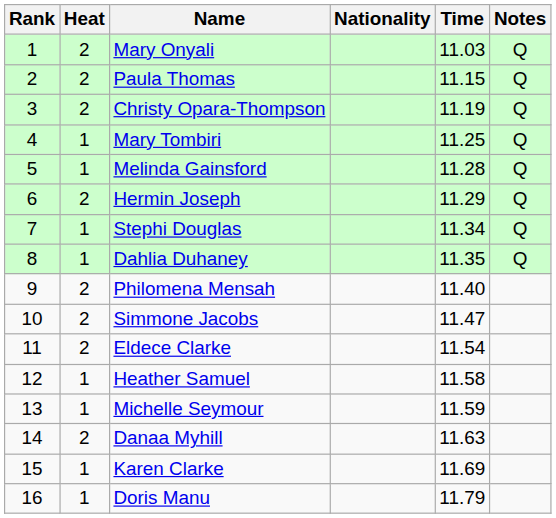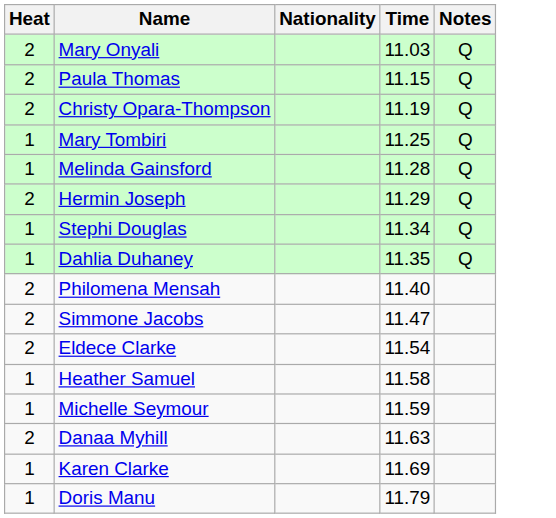- column: (32, 19)
